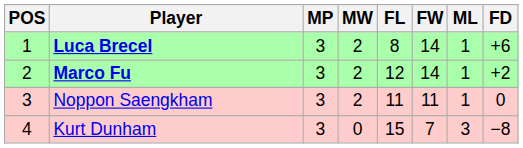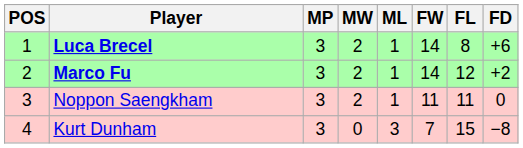columns swapped: (465, 18) <-> (395, 18)
